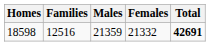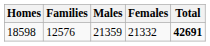(61, 31) 12516 -> (61, 31) 12576
